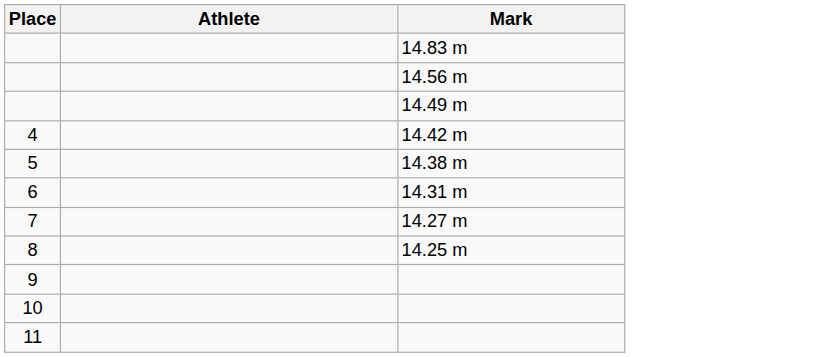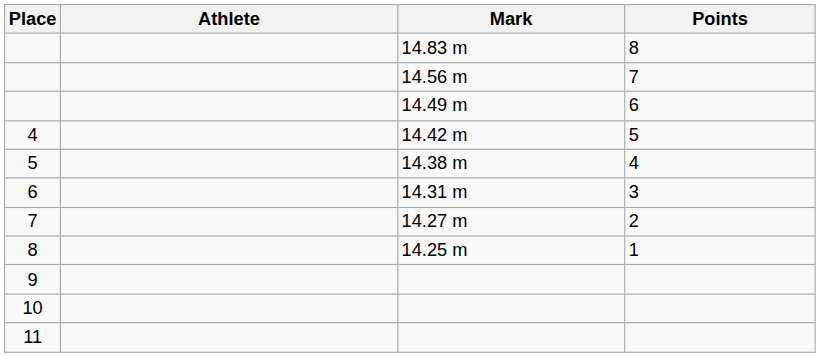+ column: (720, 18)
